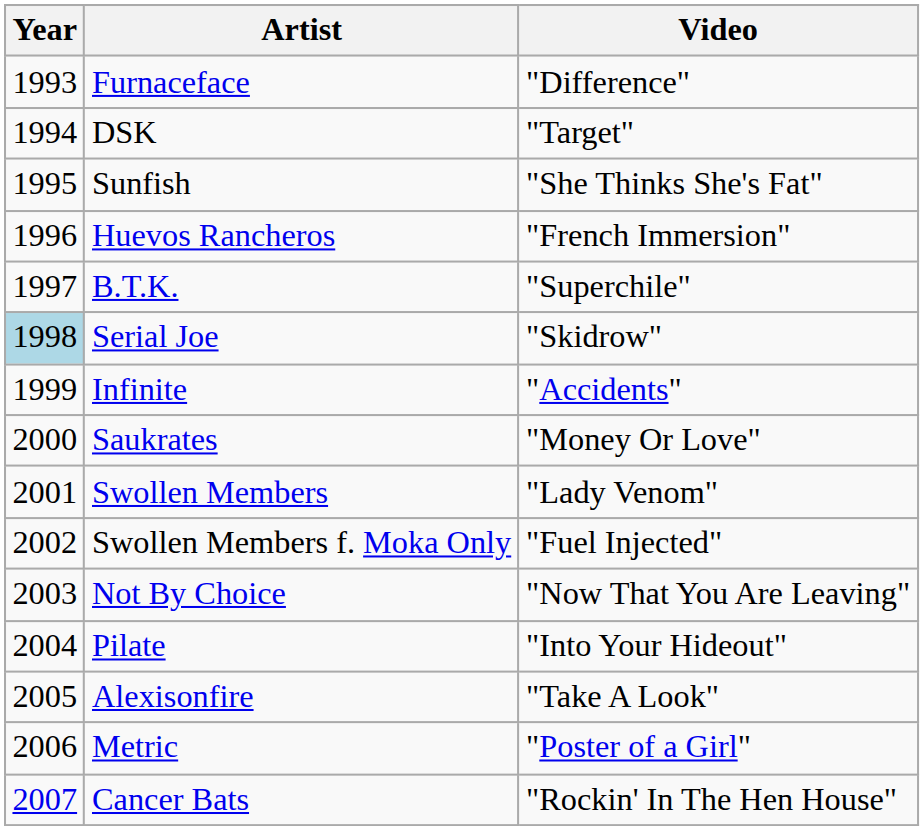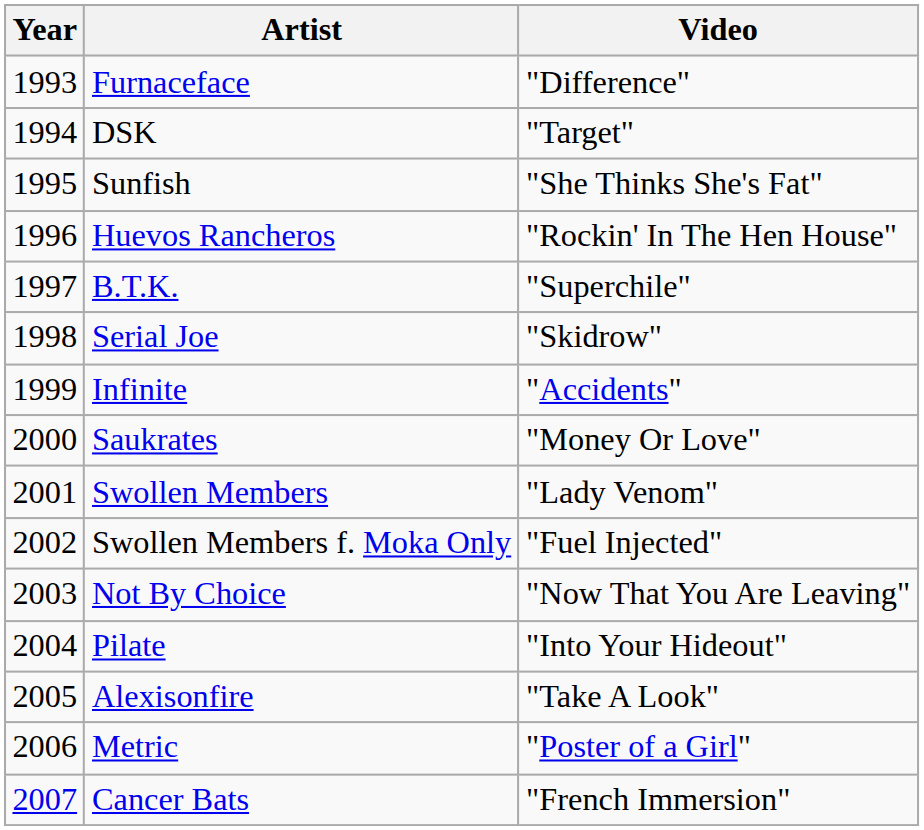(658, 235) "French Immersion" -> (712, 235) "Rockin' In The Hen House"
(45, 337) lightblue background -> (45, 337) no background
(712, 798) "Rockin' In The Hen House" -> (658, 798) "French Immersion"
